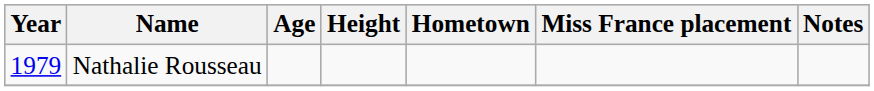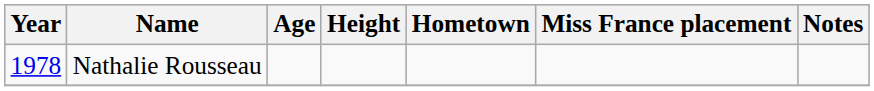(36, 64) 1979 -> (36, 64) 1978
